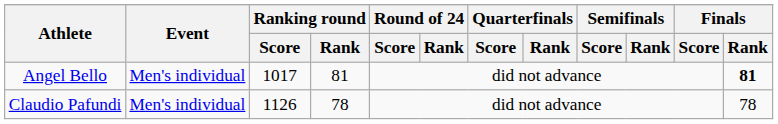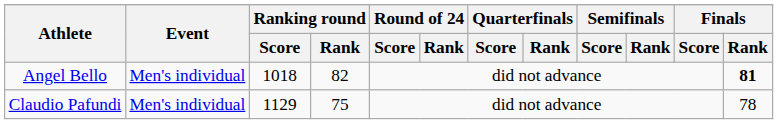(280, 76) 1017 -> (280, 76) 1018
(340, 76) 81 -> (340, 76) 82
(280, 104) 1126 -> (280, 104) 1129
(340, 104) 78 -> (340, 104) 75
